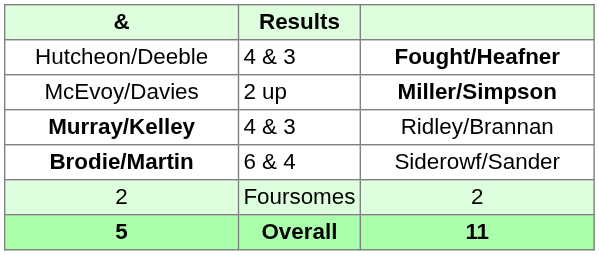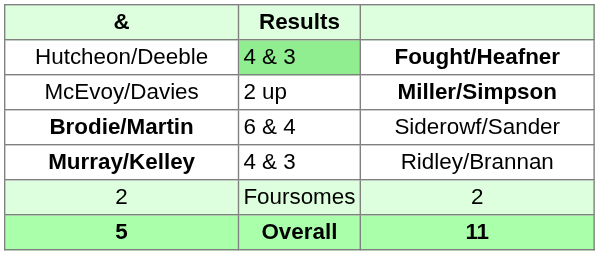(270, 56) no background -> (270, 56) lightgreen background
rows swapped: (122, 161) <-> (122, 126)
